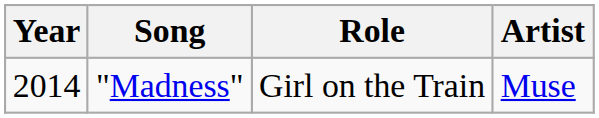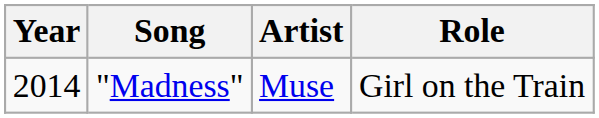columns swapped: (543, 31) <-> (372, 31)
